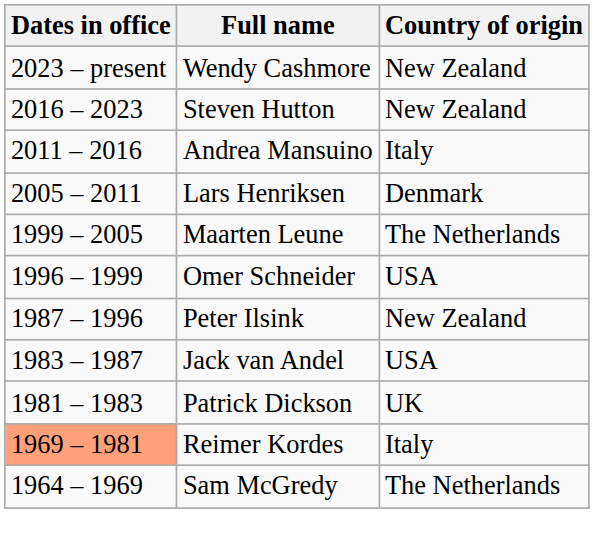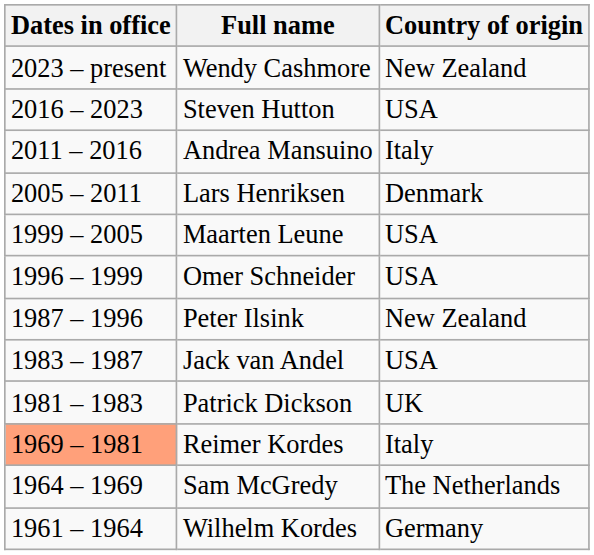(456, 109) New Zealand -> (411, 109) USA
(473, 234) The Netherlands -> (411, 234) USA
+ row: (270, 527)
